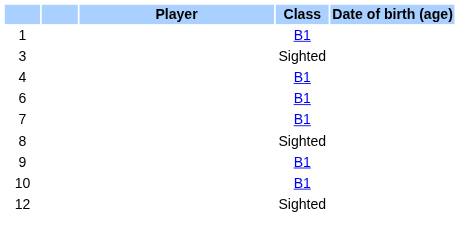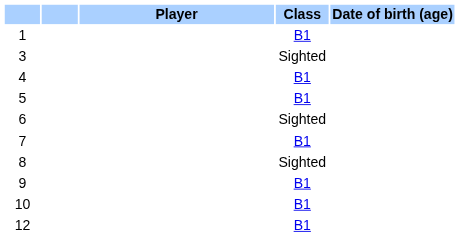+ row: (22, 98)
(302, 98) B1 -> (302, 120) Sighted
(302, 204) Sighted -> (302, 225) B1
